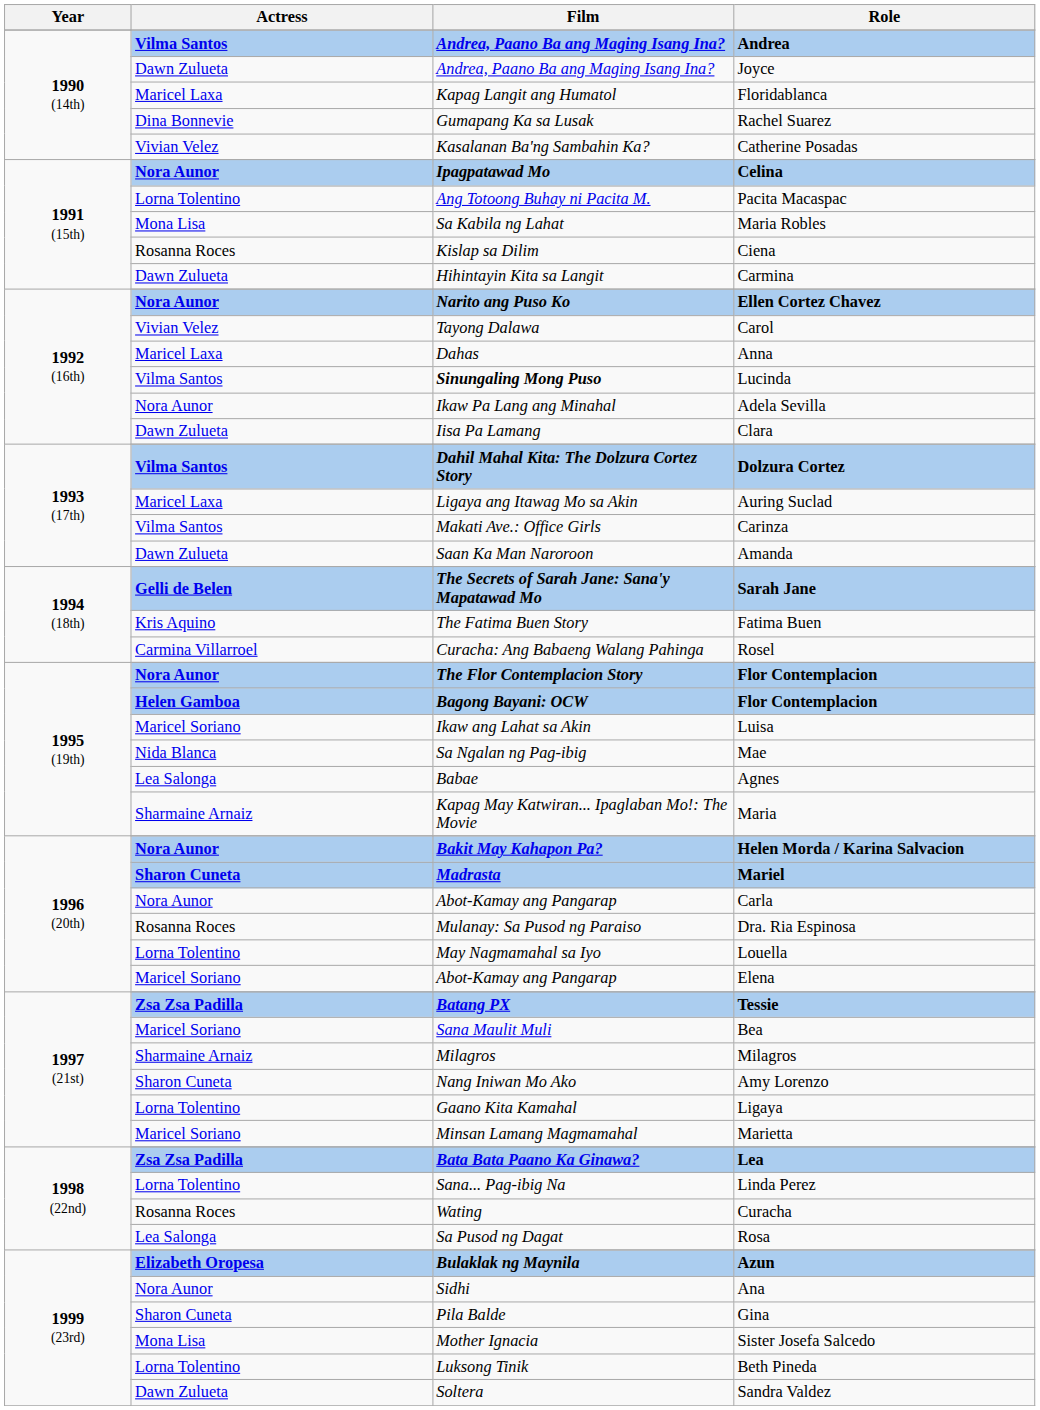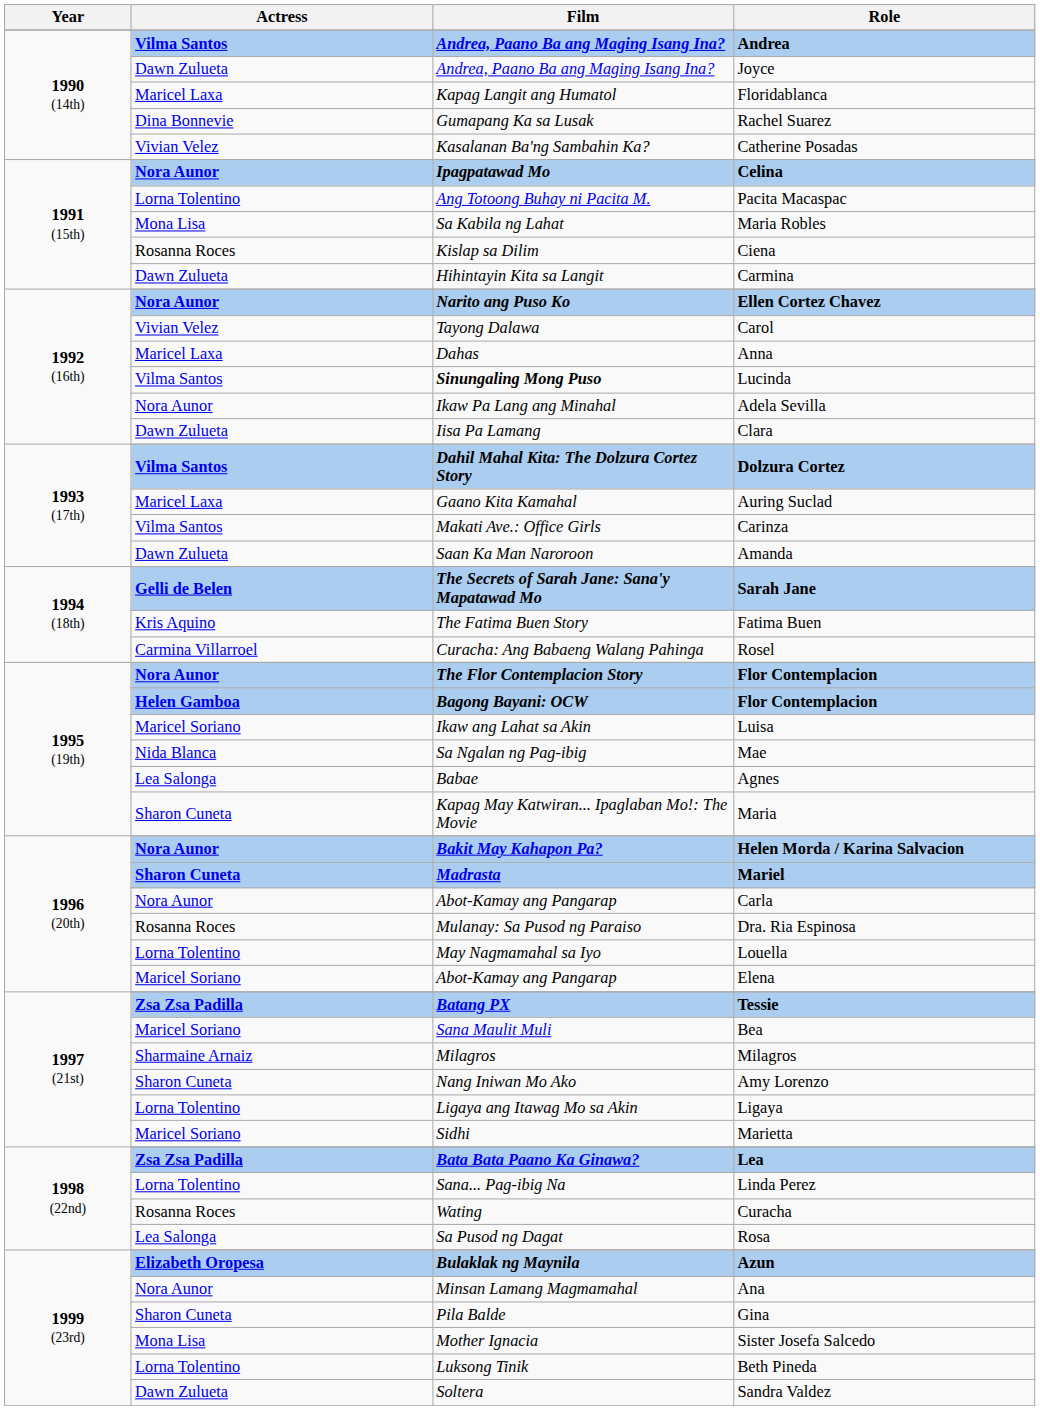(537, 501) Ligaya ang Itawag Mo sa Akin -> (507, 501) Gaano Kita Kamahal
(194, 813) Sharmaine Arnaiz -> (183, 813) Sharon Cuneta
(507, 1107) Gaano Kita Kamahal -> (537, 1107) Ligaya ang Itawag Mo sa Akin
(537, 1133) Minsan Lamang Magmamahal -> (453, 1133) Sidhi
(453, 1288) Sidhi -> (537, 1288) Minsan Lamang Magmamahal
